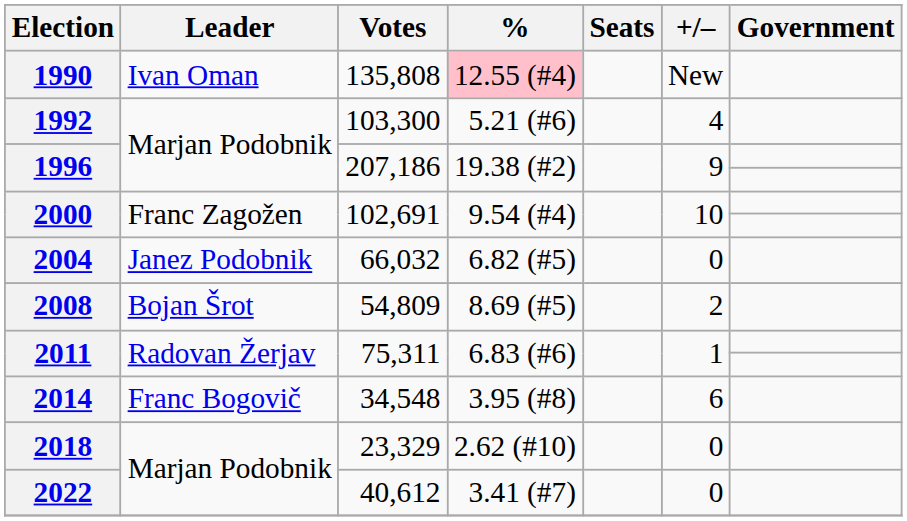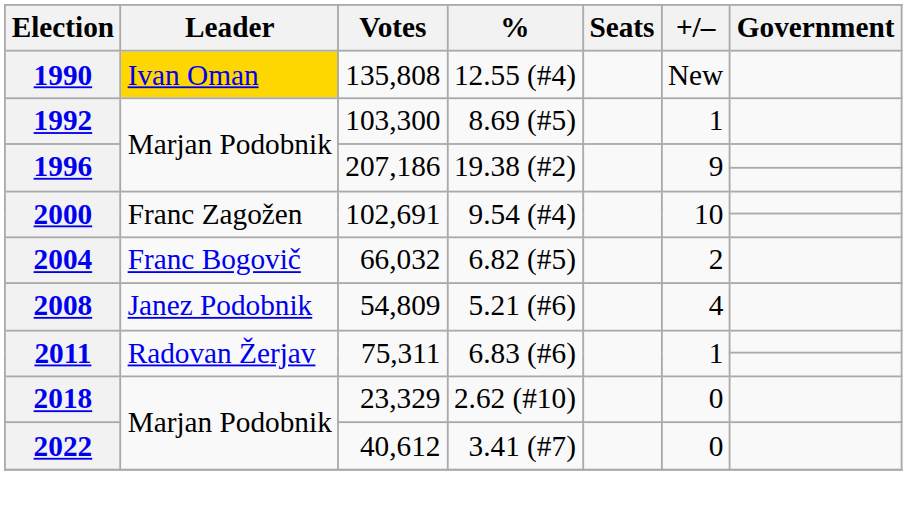(193, 74) no background -> (193, 74) gold background
(515, 74) pink background -> (515, 74) no background
(522, 120) 5.21 (#6) -> (522, 120) 8.69 (#5)
(716, 120) 4 -> (716, 120) 1
(220, 259) Janez Podobnik -> (214, 259) Franc Bogovič
(716, 259) 0 -> (716, 259) 2
(191, 306) Bojan Šrot -> (220, 306) Janez Podobnik
(522, 306) 8.69 (#5) -> (522, 306) 5.21 (#6)
(716, 306) 2 -> (716, 306) 4
- row: (63, 399)
